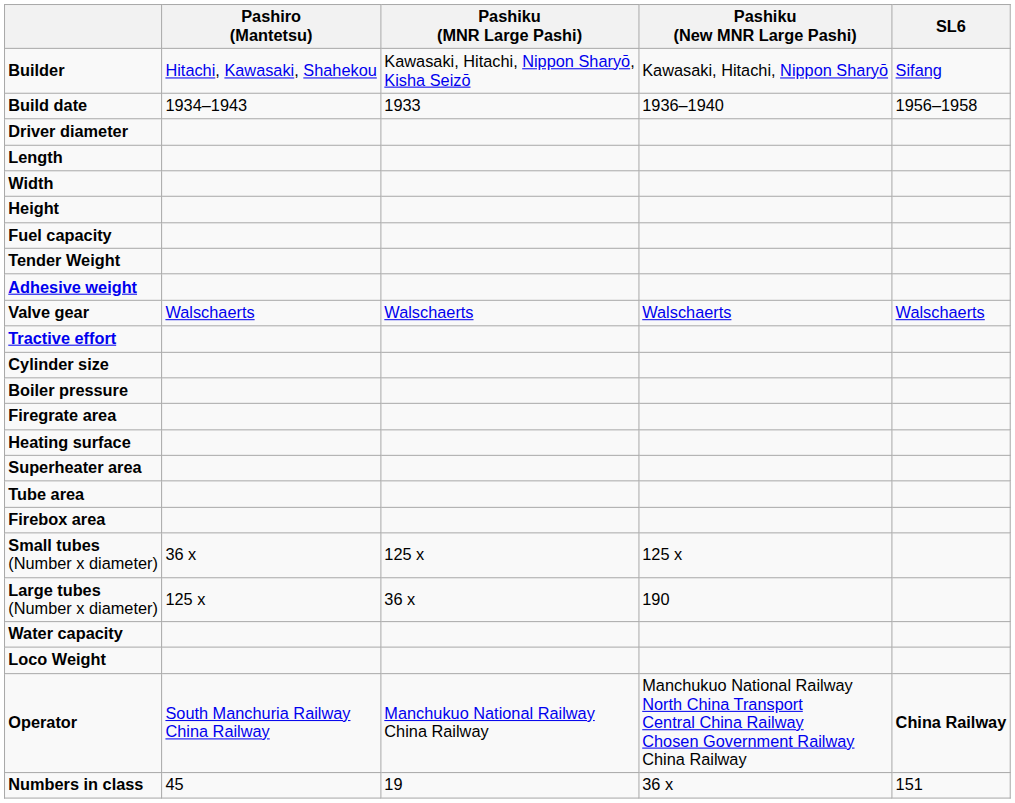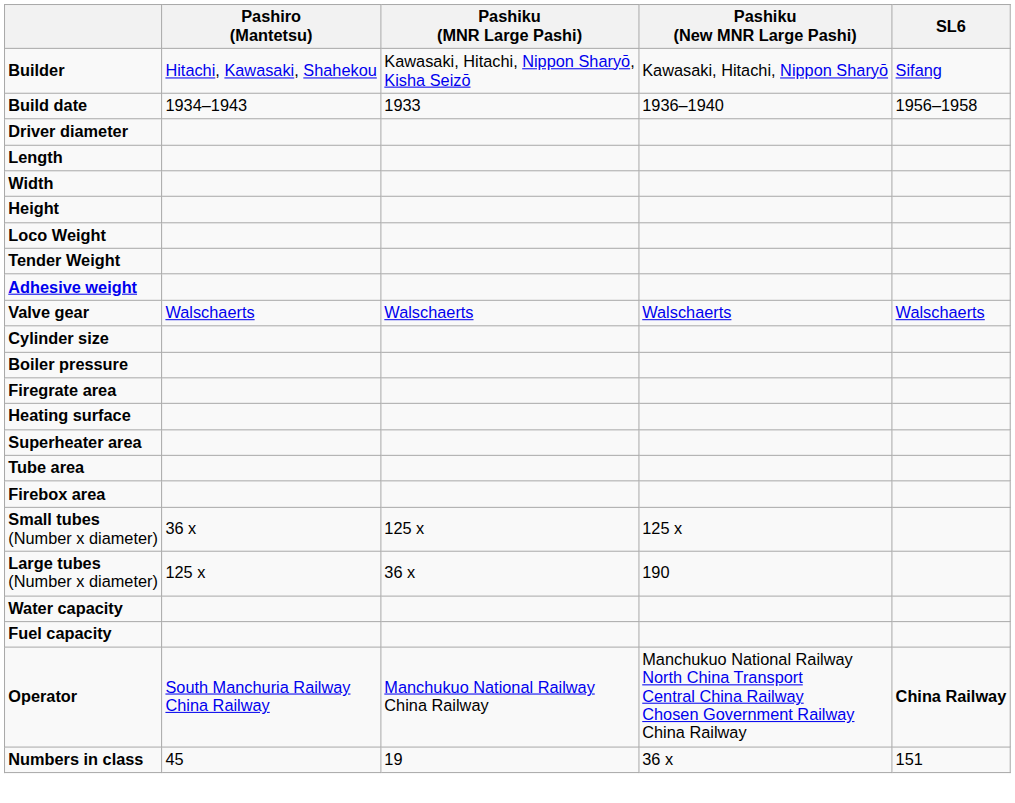rows swapped: (57, 660) <-> (60, 235)
- row: (62, 338)
